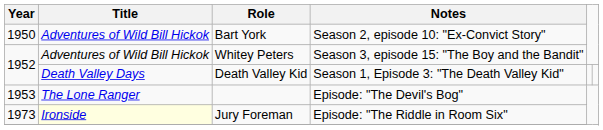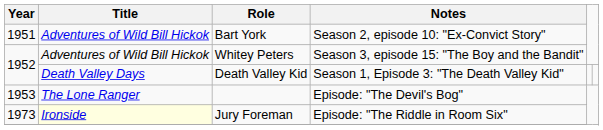(21, 34) 1950 -> (21, 34) 1951
